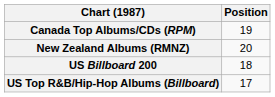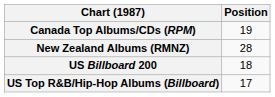(246, 48) 20 -> (246, 48) 28
